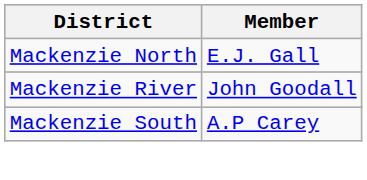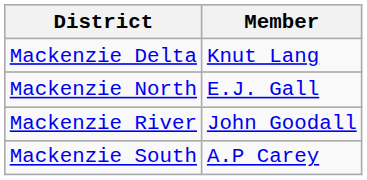+ row: (103, 56)
